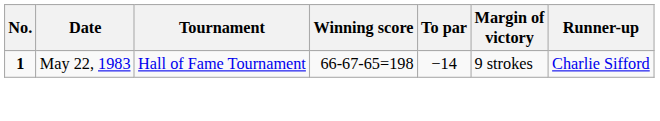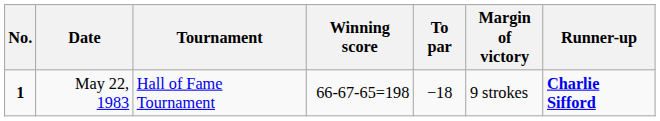(444, 64) −14 -> (440, 93) −18
(601, 64) normal -> (573, 93) bold
